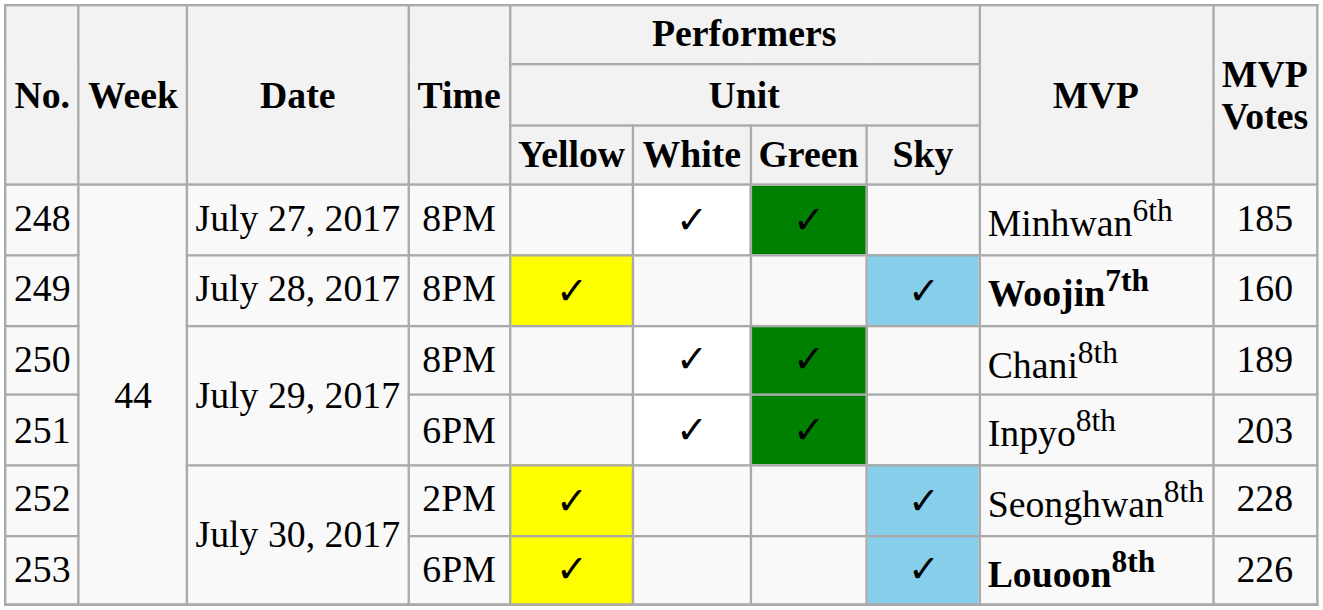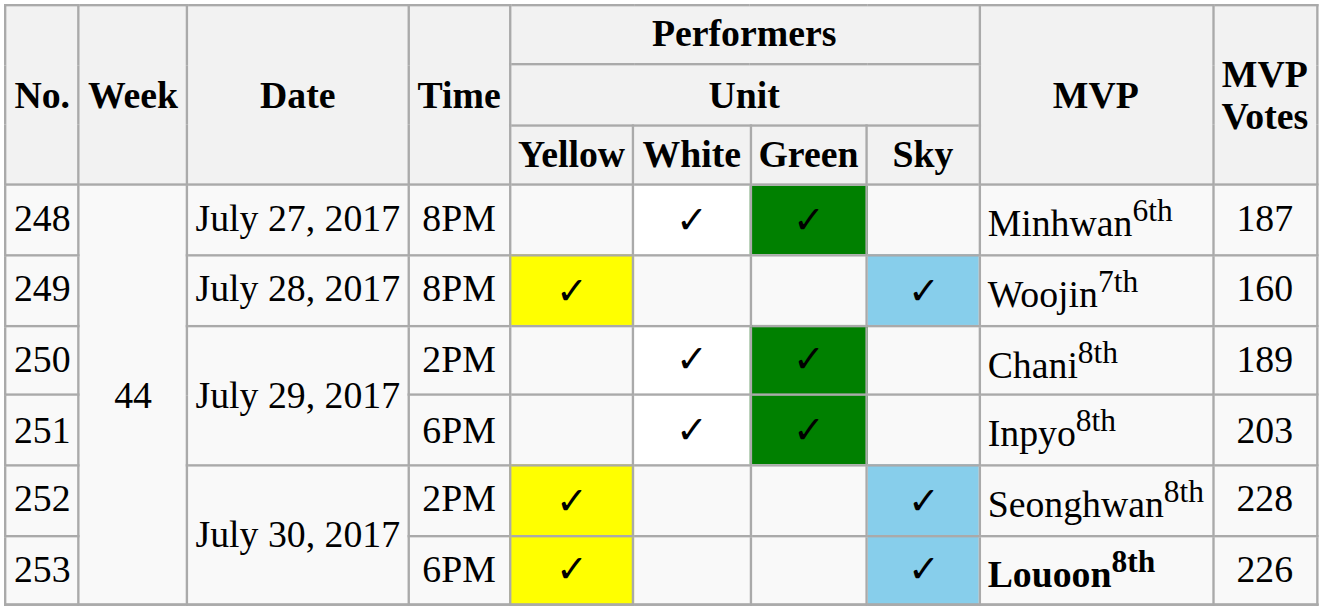(1265, 219) 185 -> (1265, 219) 187
(1068, 289) bold -> (1063, 289) normal
(459, 359) 8PM -> (459, 359) 2PM
